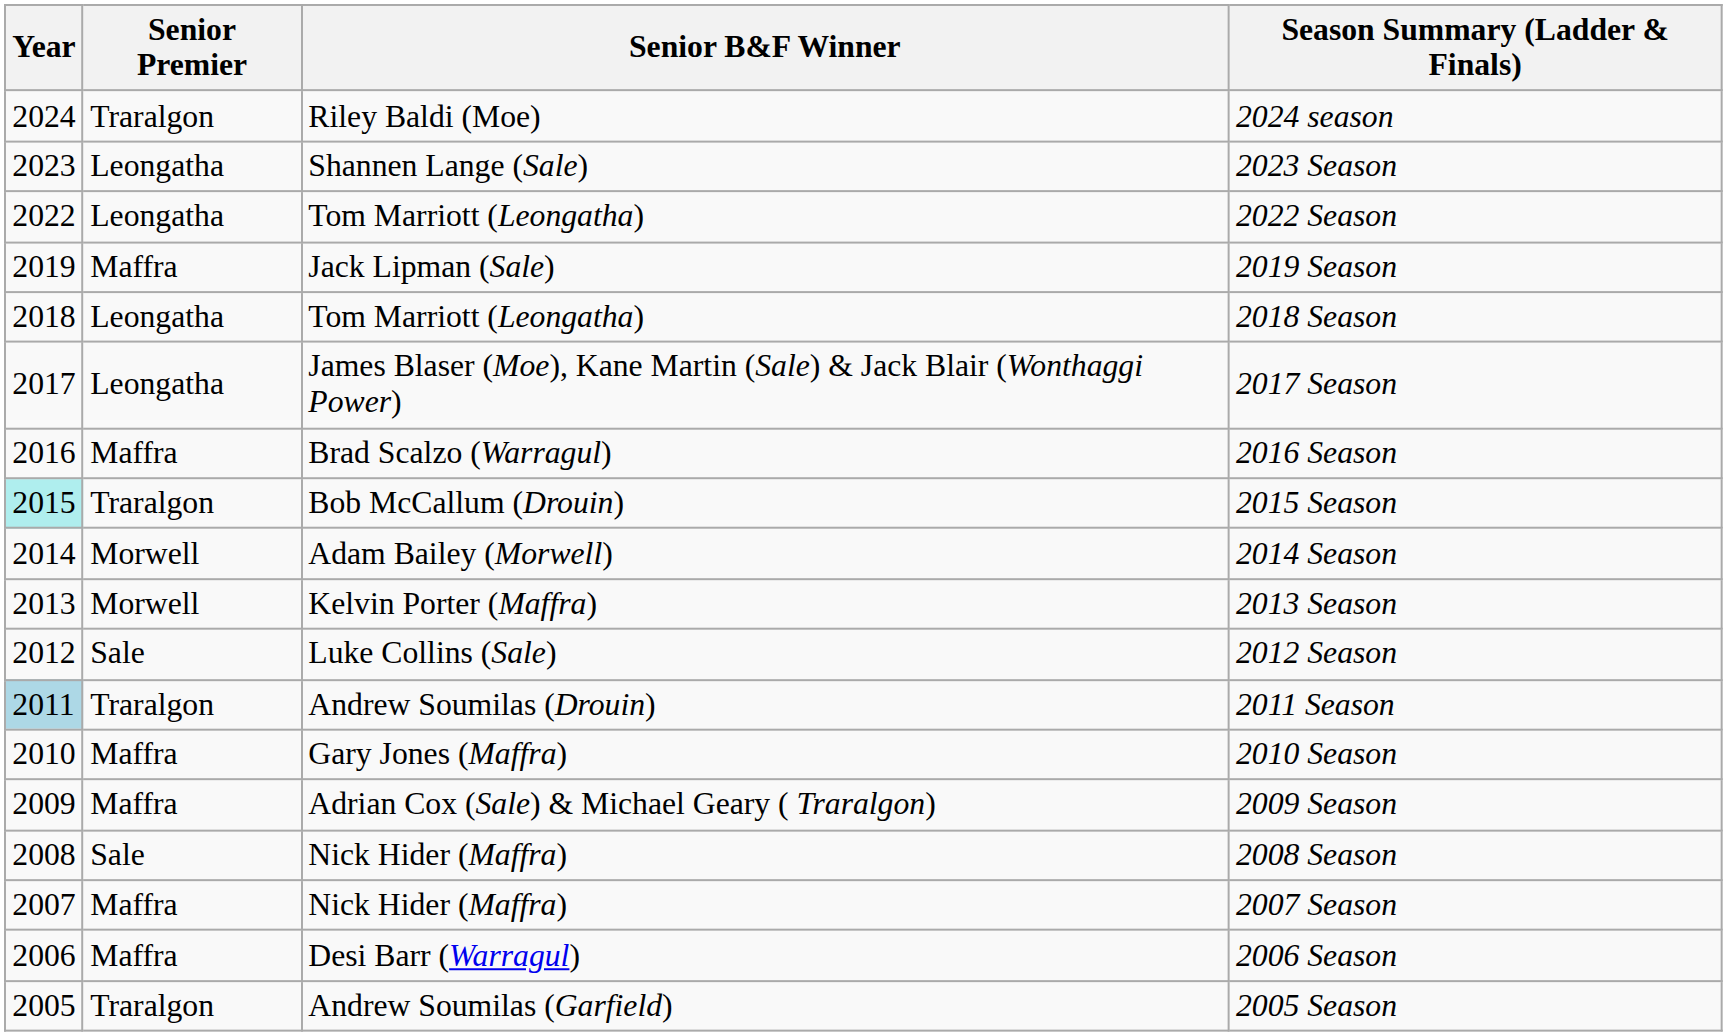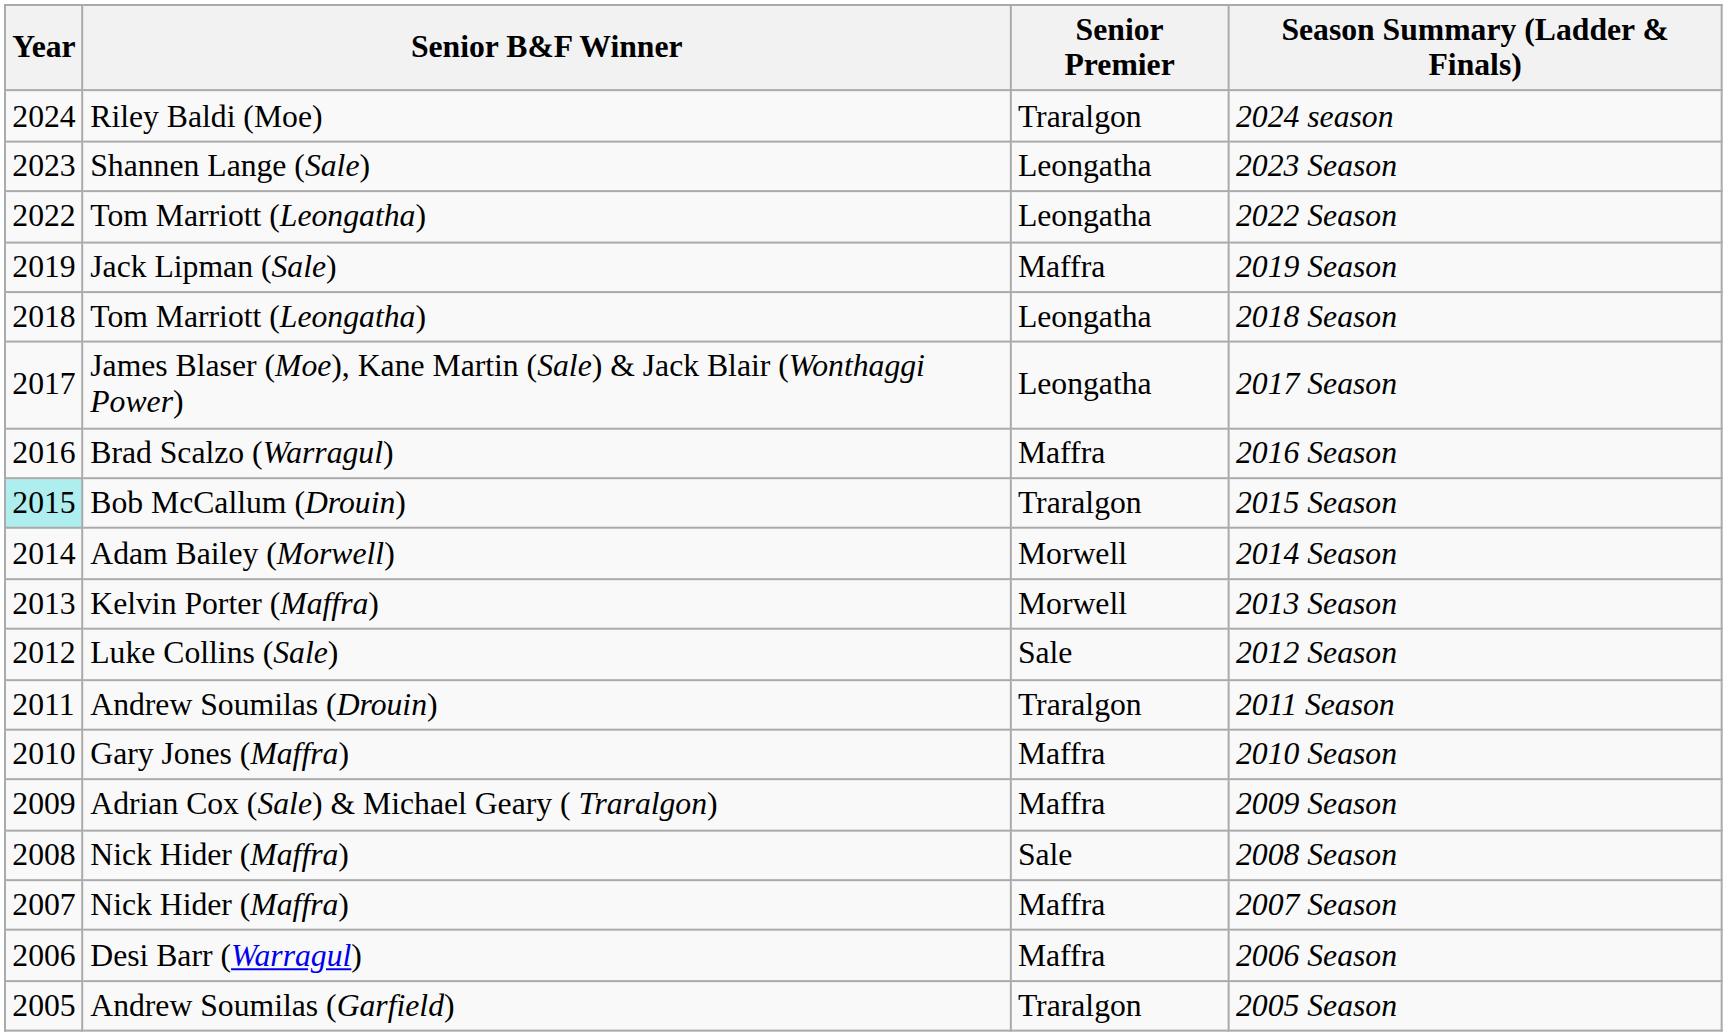columns swapped: (192, 47) <-> (765, 47)
(43, 703) lightblue background -> (43, 703) no background
